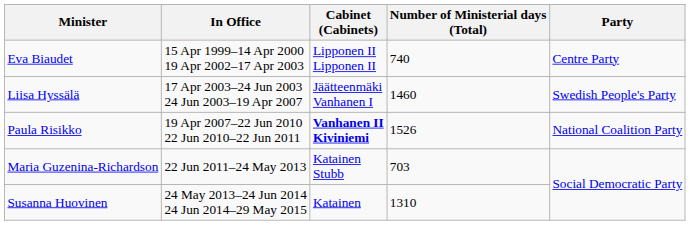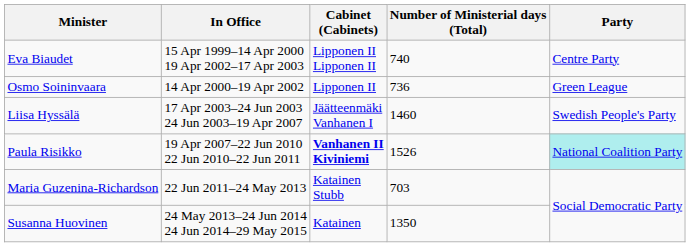+ row: (57, 87)
(617, 130) no background -> (617, 151) paleturquoise background
(403, 202) 1310 -> (403, 223) 1350
